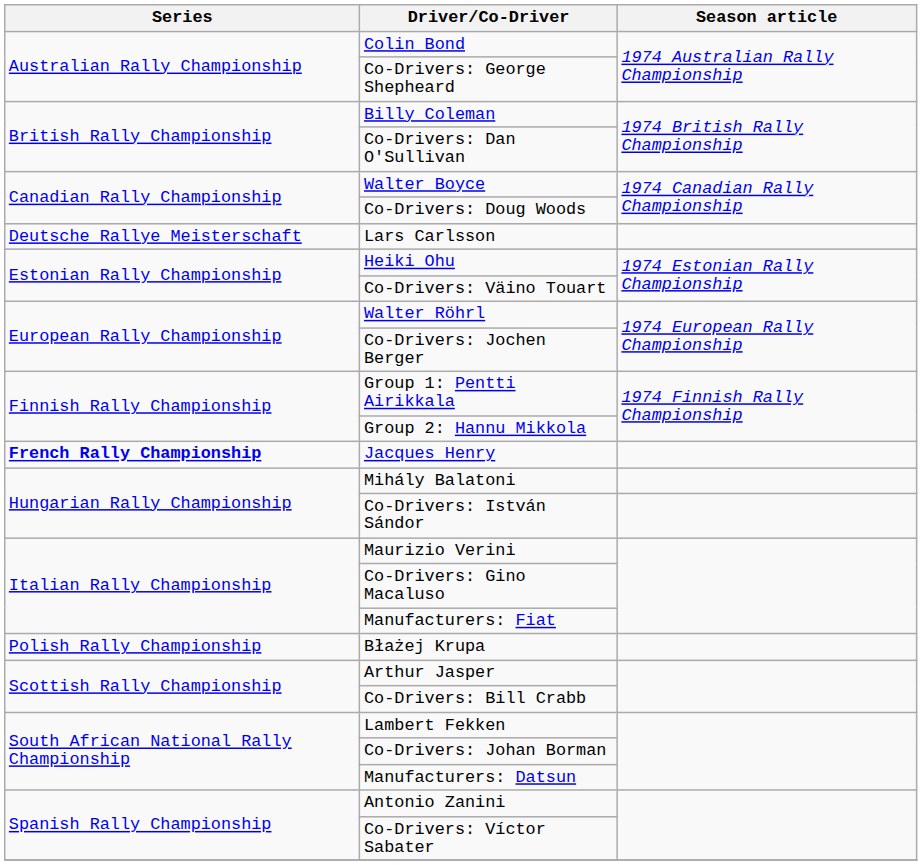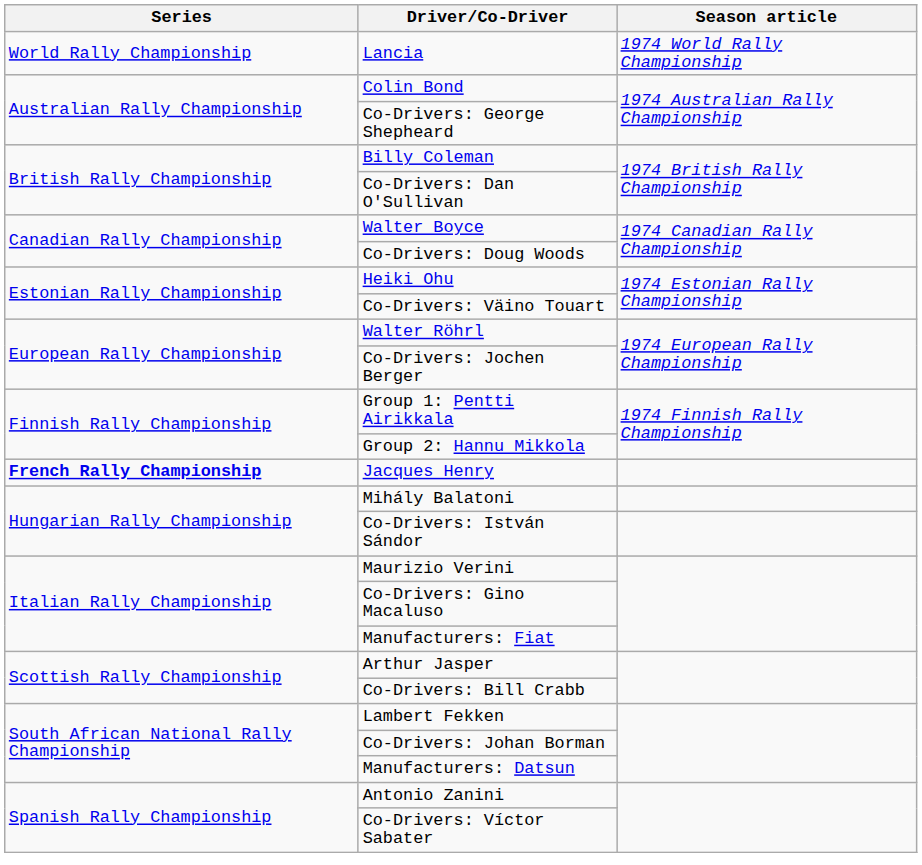+ row: (393, 53)
- row: (430, 236)
- row: (425, 647)
